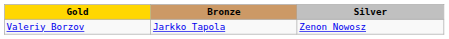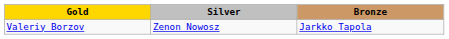columns swapped: (370, 12) <-> (224, 12)
